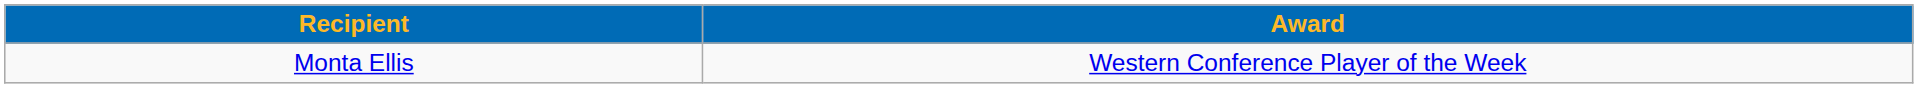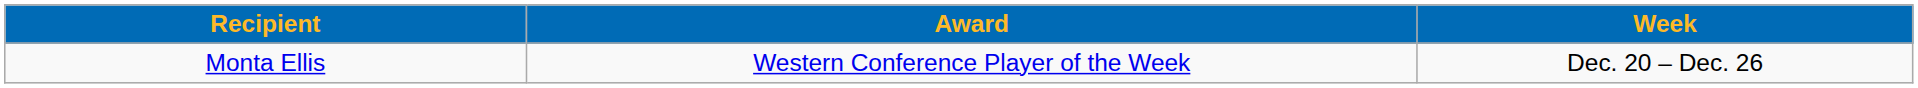+ column: (1665, 23)
